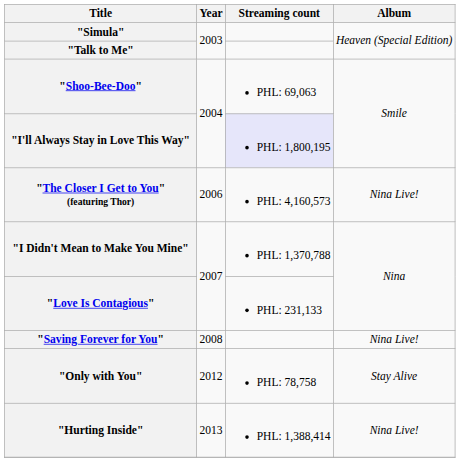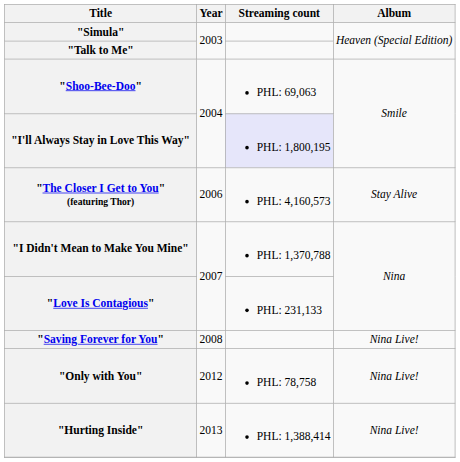(394, 194) Nina Live! -> (394, 194) Stay Alive
(394, 376) Stay Alive -> (394, 376) Nina Live!
